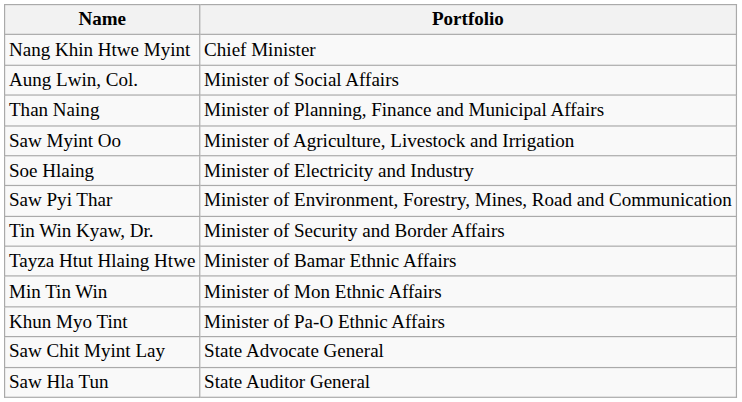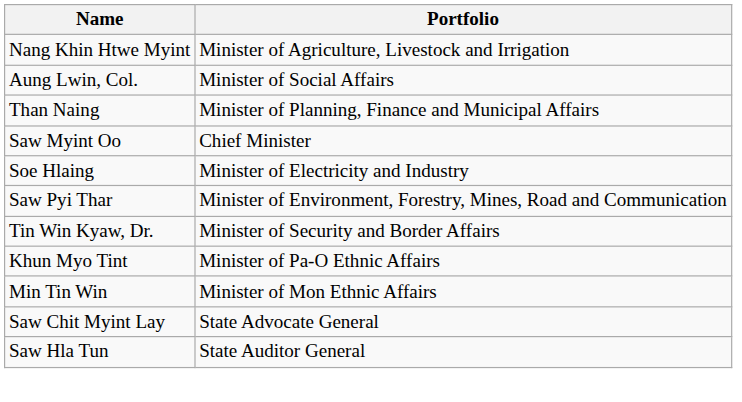(260, 49) Chief Minister -> (384, 49) Minister of Agriculture, Livestock and Irrigation
(389, 140) Minister of Agriculture, Livestock and Irrigation -> (255, 140) Chief Minister
- row: (102, 261)
rows swapped: (58, 291) <-> (68, 321)
